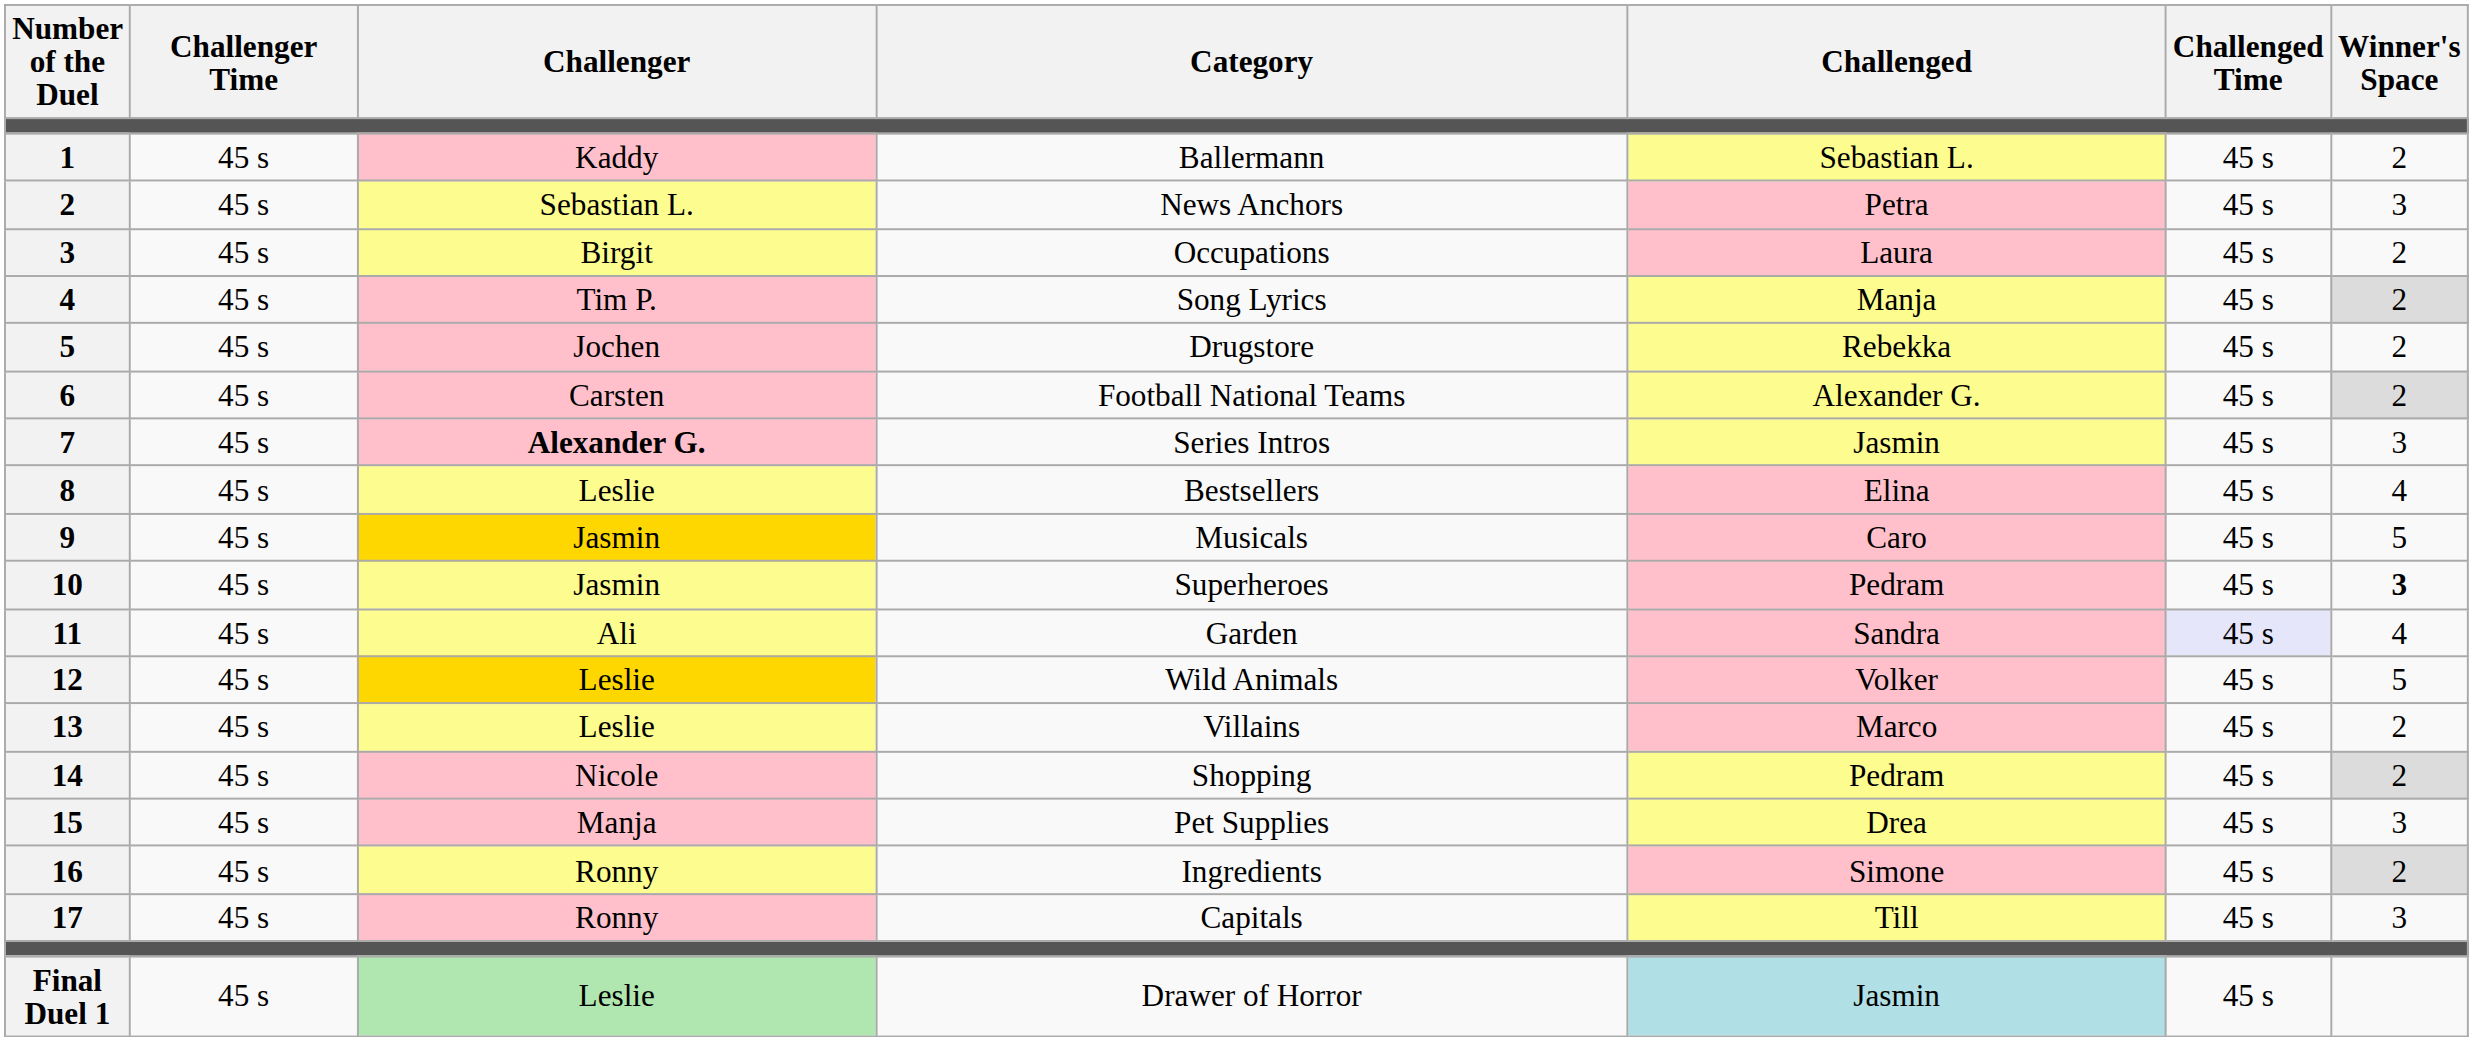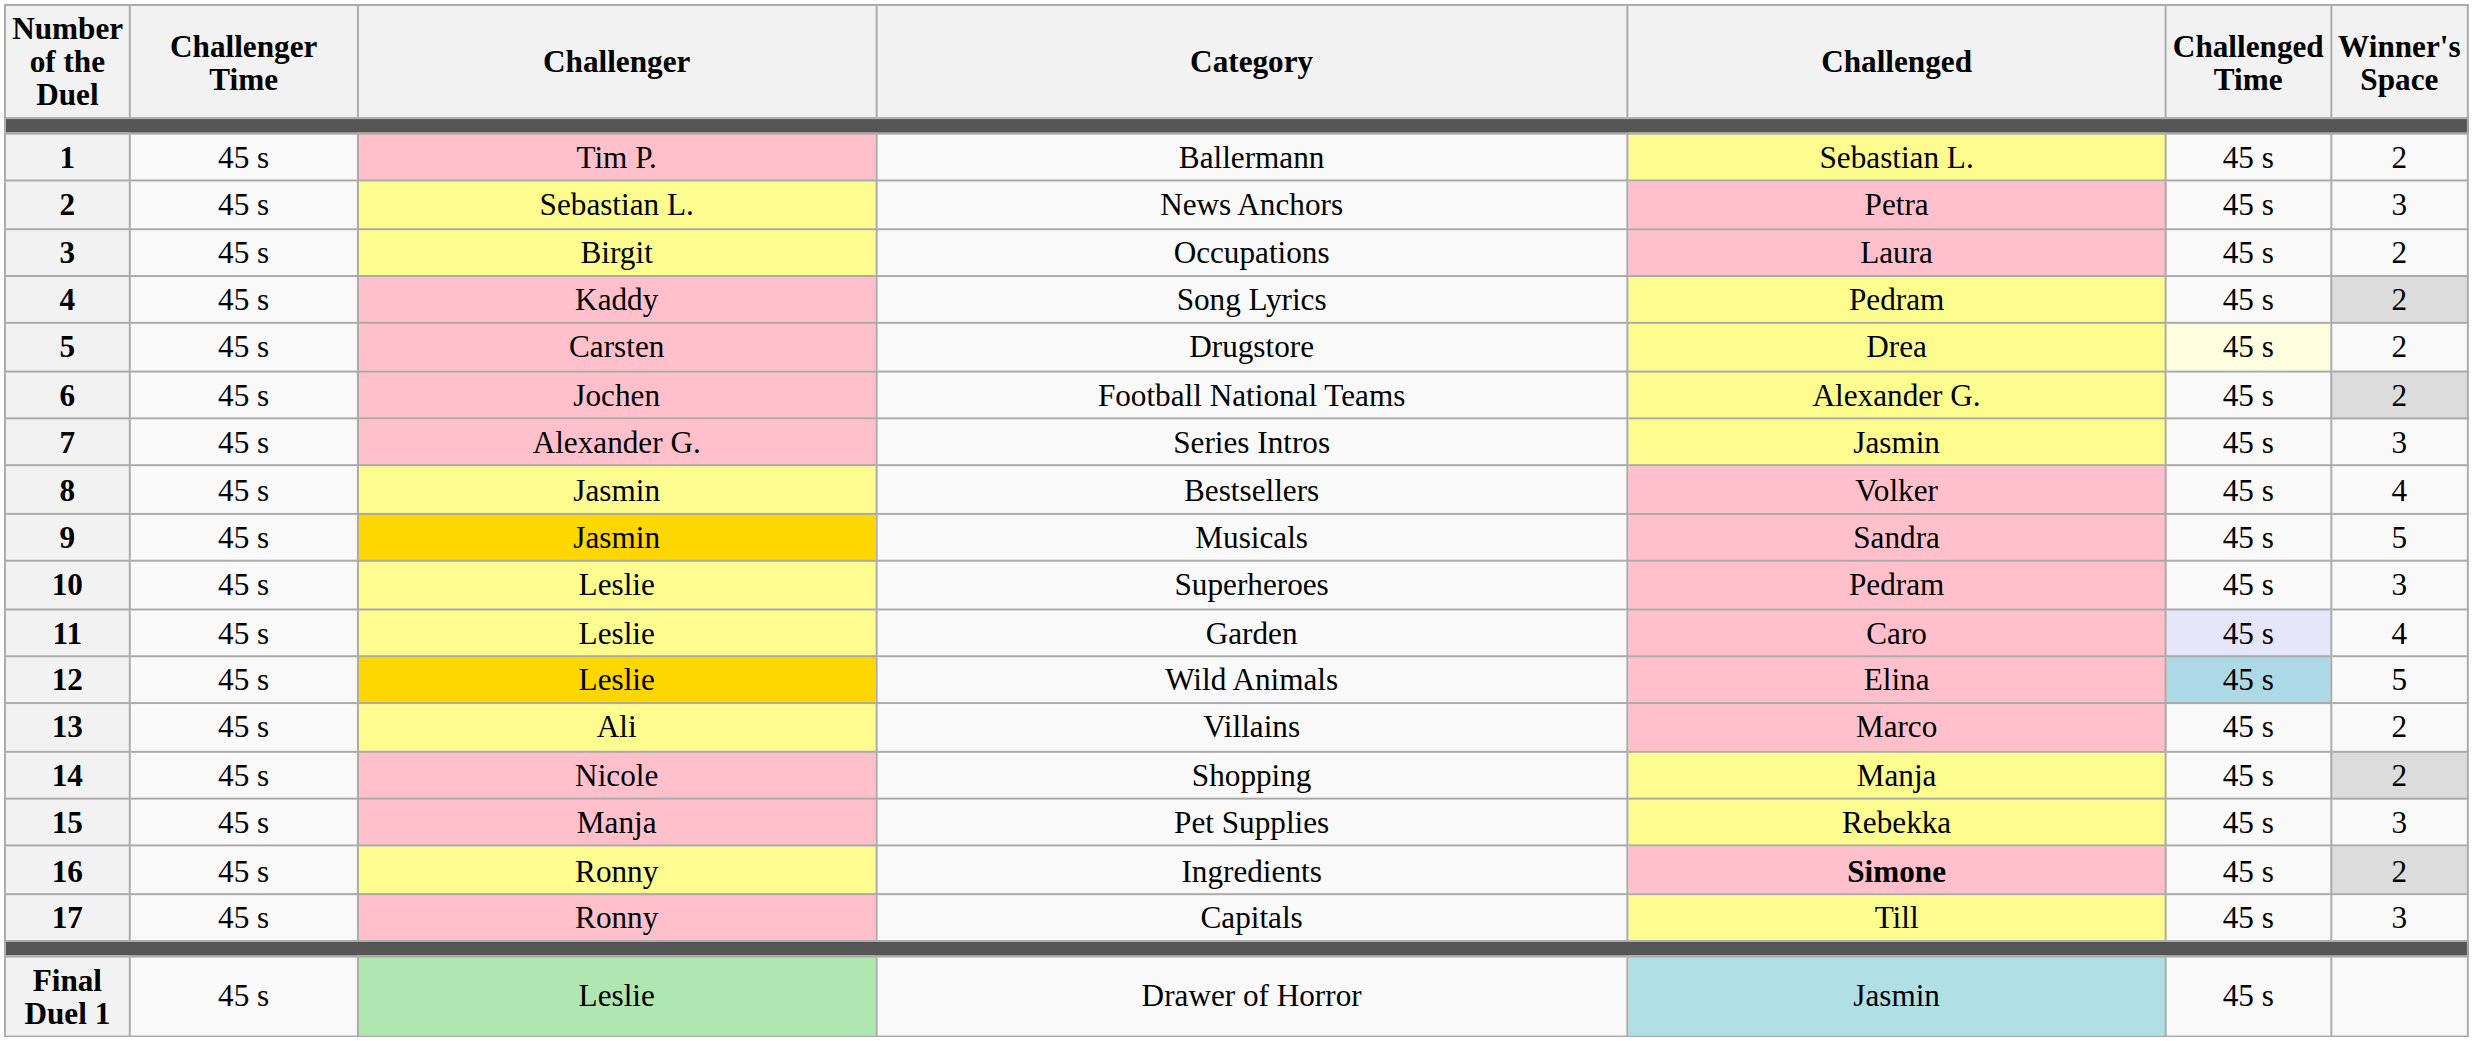(617, 157) Kaddy -> (617, 157) Tim P.
(617, 300) Tim P. -> (617, 300) Kaddy
(1897, 300) Manja -> (1897, 300) Pedram
(617, 347) Jochen -> (617, 347) Carsten
(1897, 347) Rebekka -> (1897, 347) Drea
(2248, 347) no background -> (2248, 347) lightyellow background
(617, 395) Carsten -> (617, 395) Jochen
(617, 442) bold -> (617, 442) normal
(617, 490) Leslie -> (617, 490) Jasmin
(1897, 490) Elina -> (1897, 490) Volker
(1897, 537) Caro -> (1897, 537) Sandra
(617, 585) Jasmin -> (617, 585) Leslie
(2399, 585) bold -> (2399, 585) normal
(617, 632) Ali -> (617, 632) Leslie
(1897, 632) Sandra -> (1897, 632) Caro
(1897, 680) Volker -> (1897, 680) Elina
(2248, 680) no background -> (2248, 680) lightblue background
(617, 727) Leslie -> (617, 727) Ali
(1897, 775) Pedram -> (1897, 775) Manja
(1897, 822) Drea -> (1897, 822) Rebekka
(1897, 870) normal -> (1897, 870) bold
